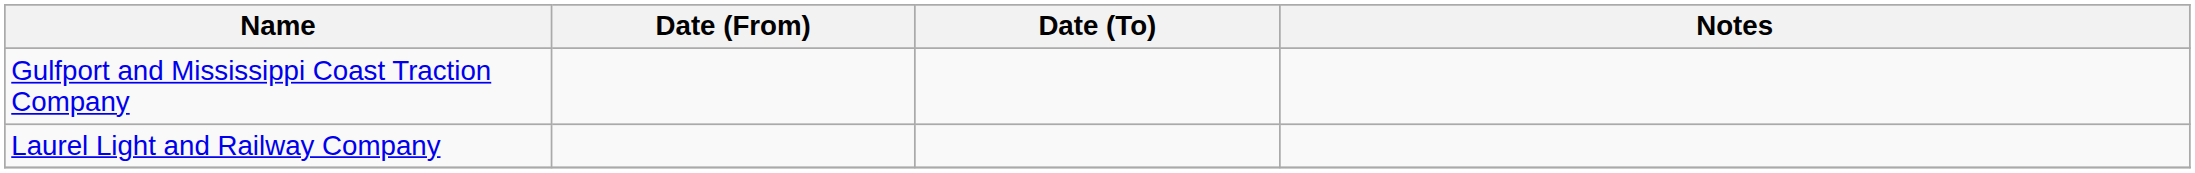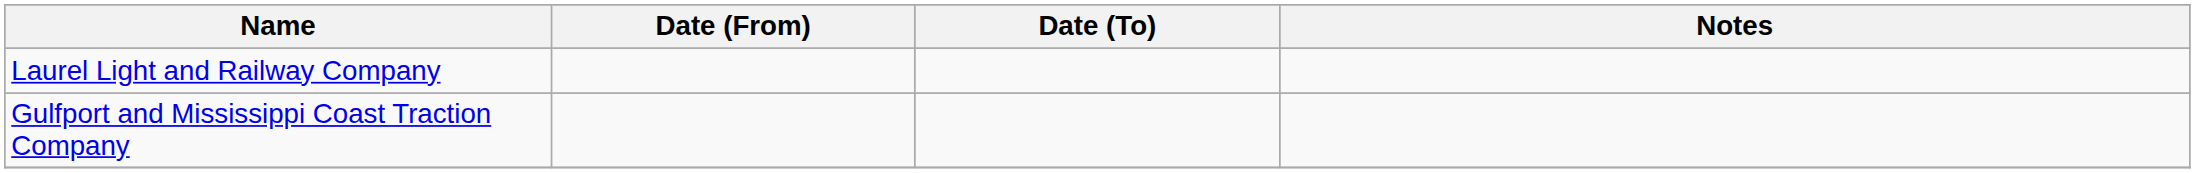rows swapped: (251, 85) <-> (226, 145)
